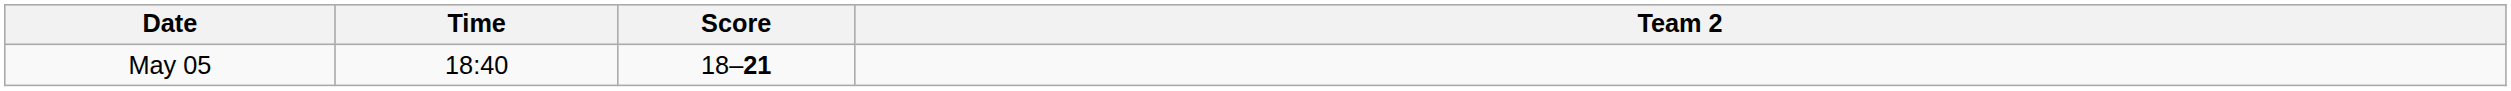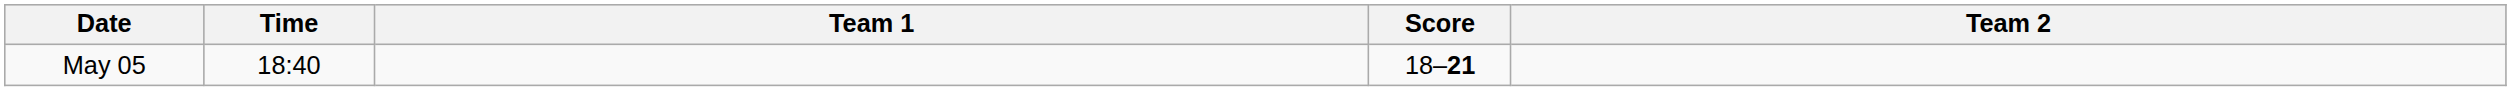+ column: (872, 24)
